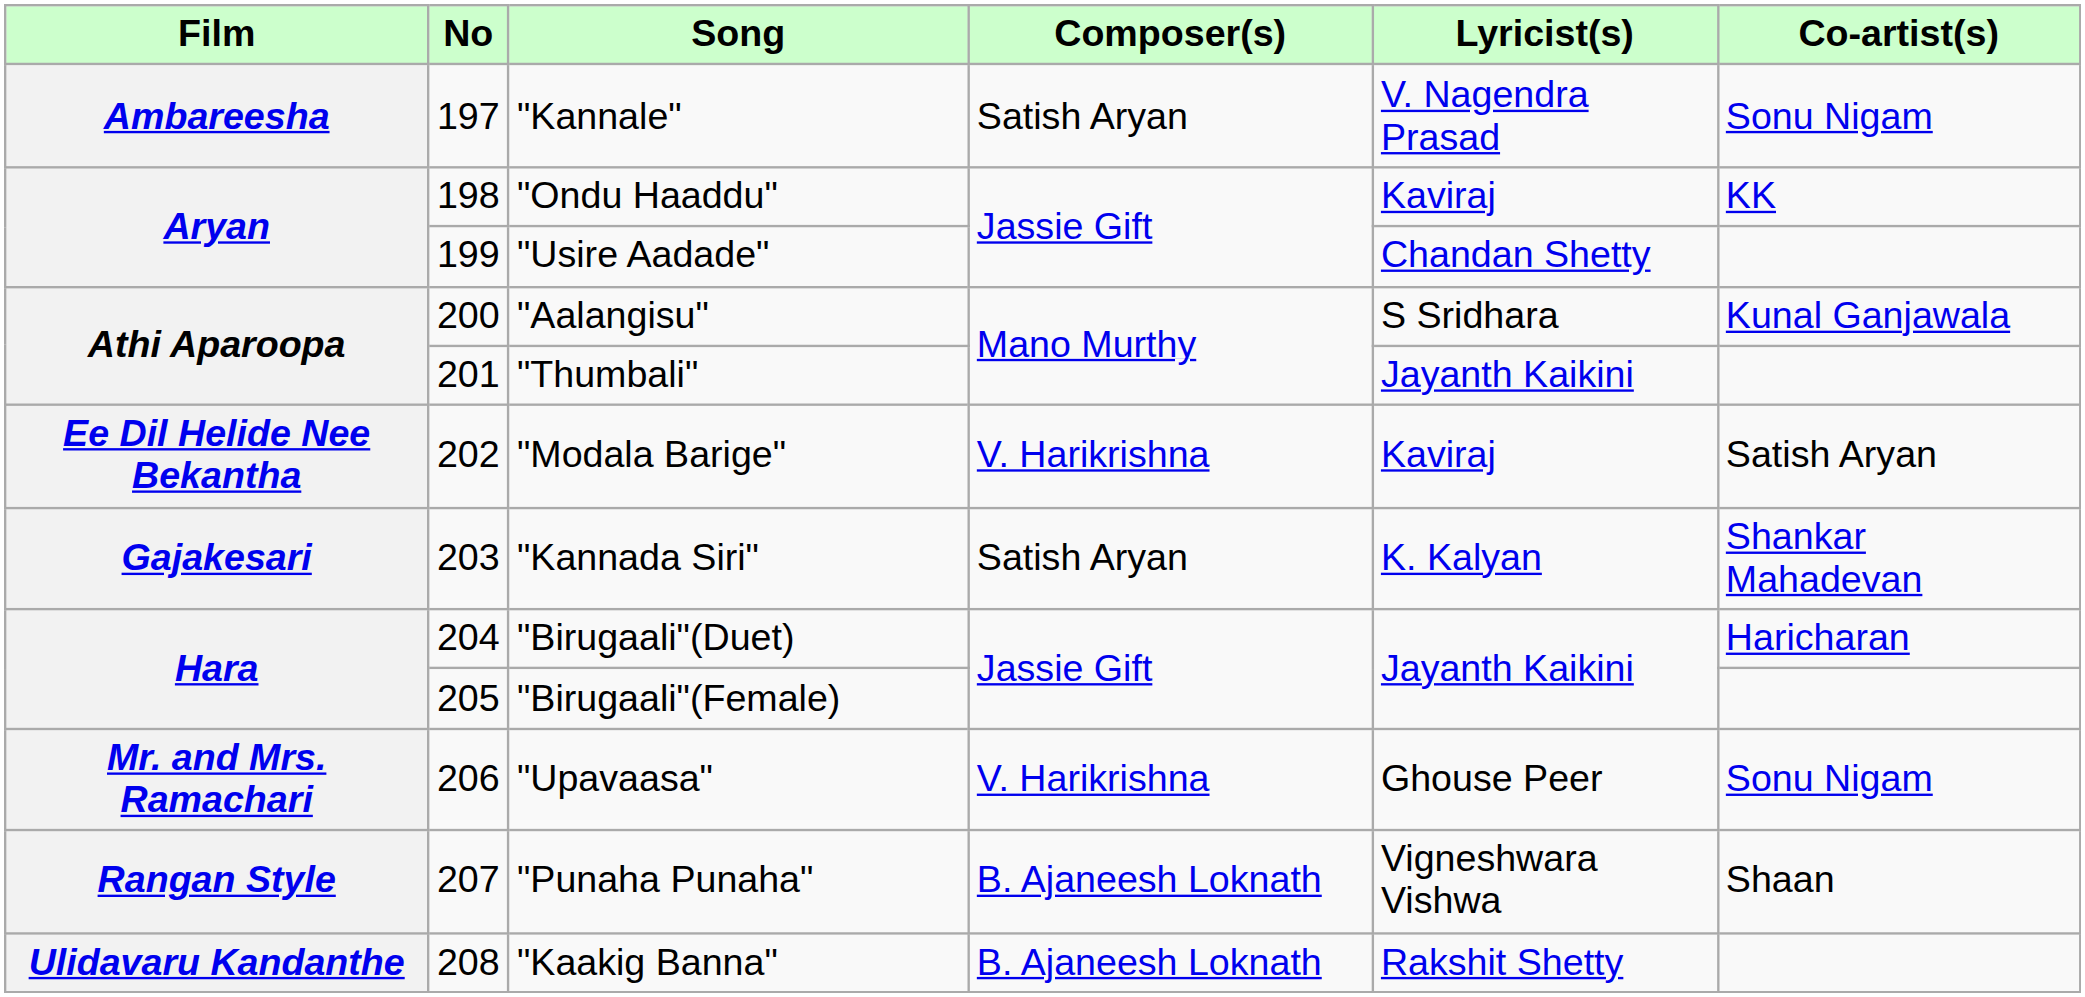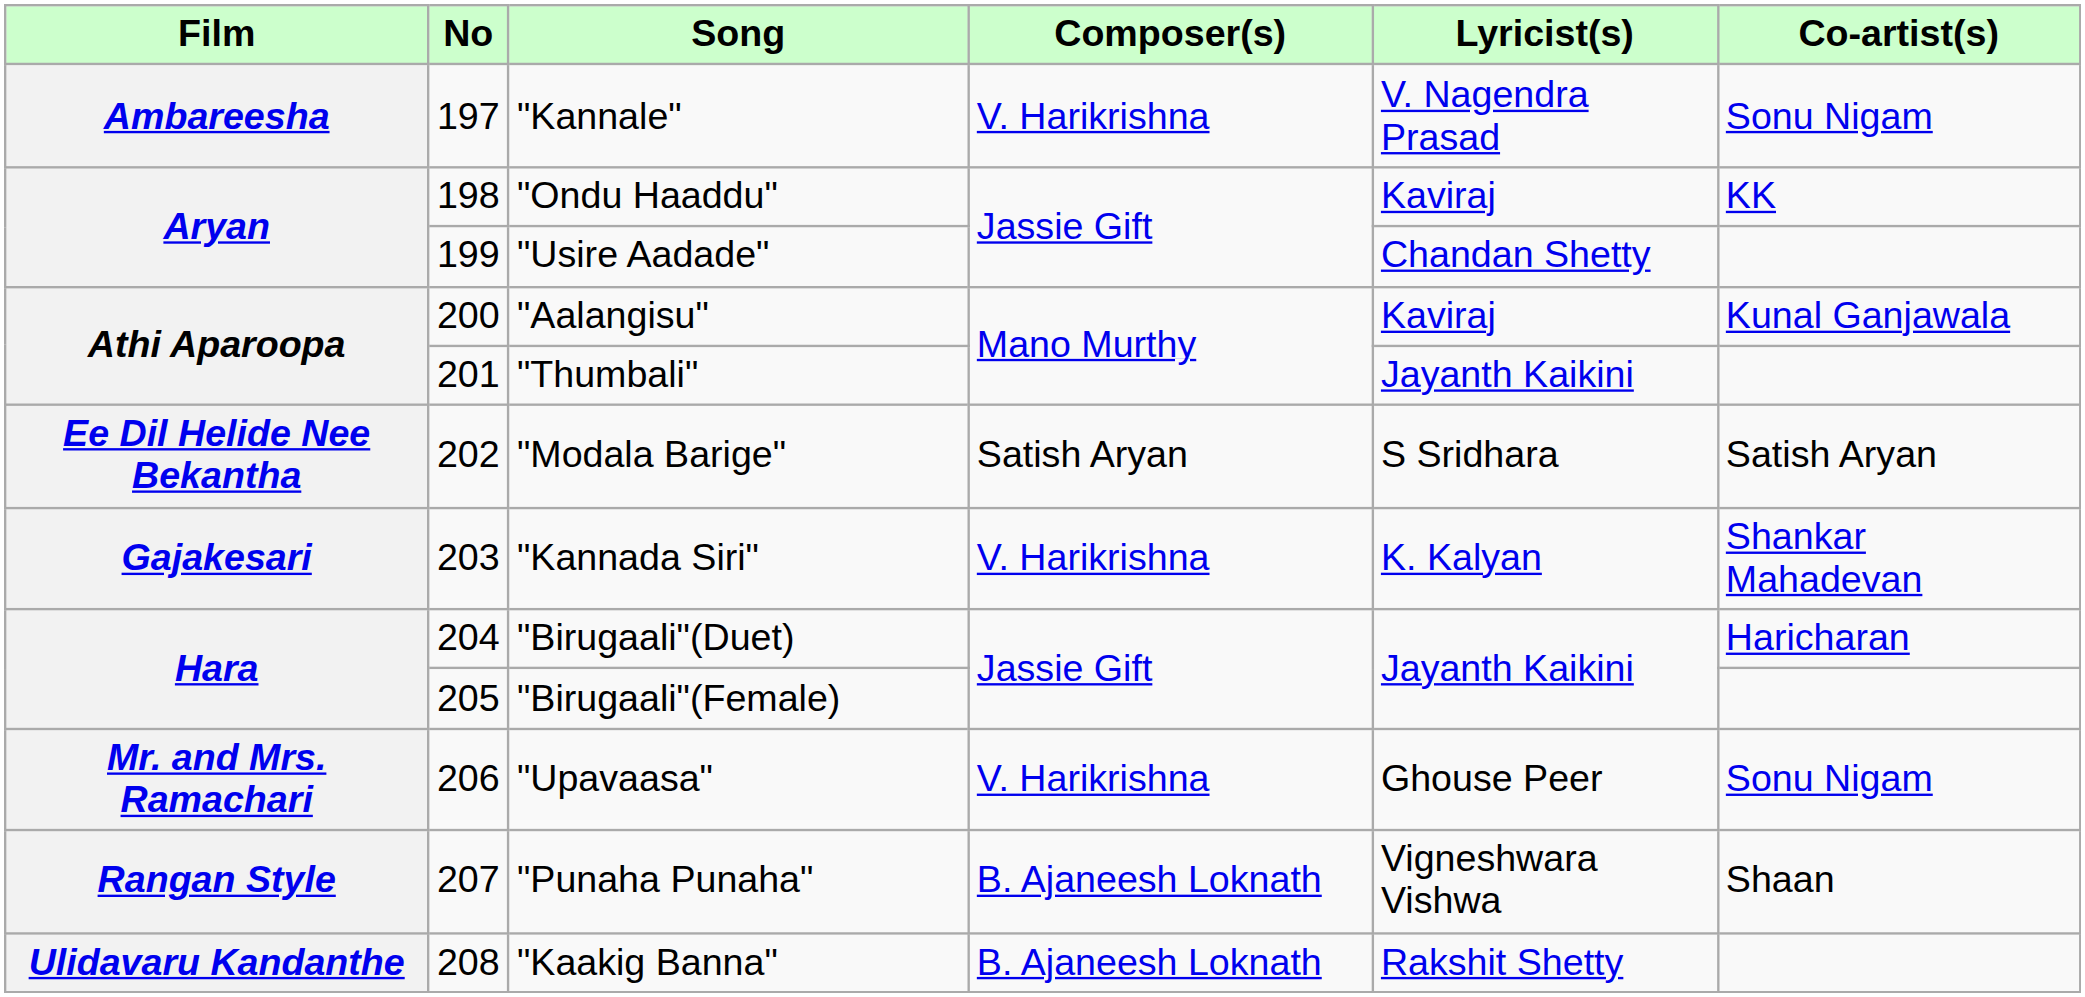(1082, 115) Satish Aryan -> (1093, 115) V. Harikrishna
(1470, 315) S Sridhara -> (1438, 315) Kaviraj
(1093, 455) V. Harikrishna -> (1082, 455) Satish Aryan
(1438, 455) Kaviraj -> (1470, 455) S Sridhara
(1082, 557) Satish Aryan -> (1093, 557) V. Harikrishna
